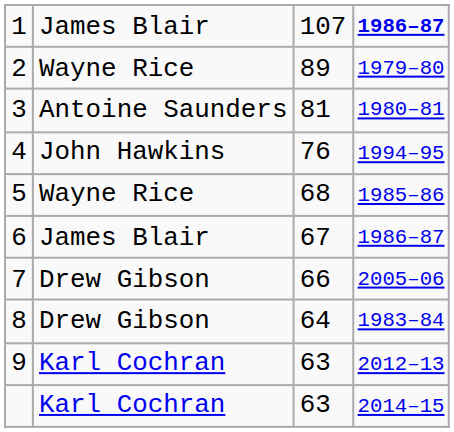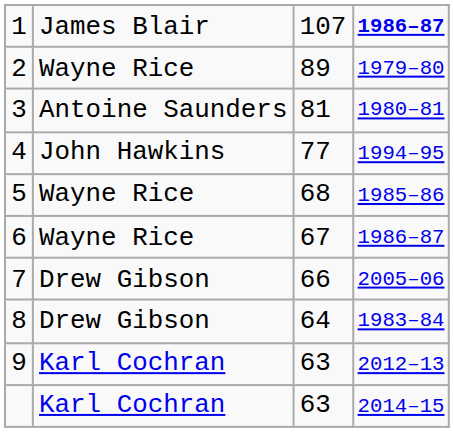(315, 153) 76 -> (315, 153) 77
(124, 237) James Blair -> (117, 237) Wayne Rice
